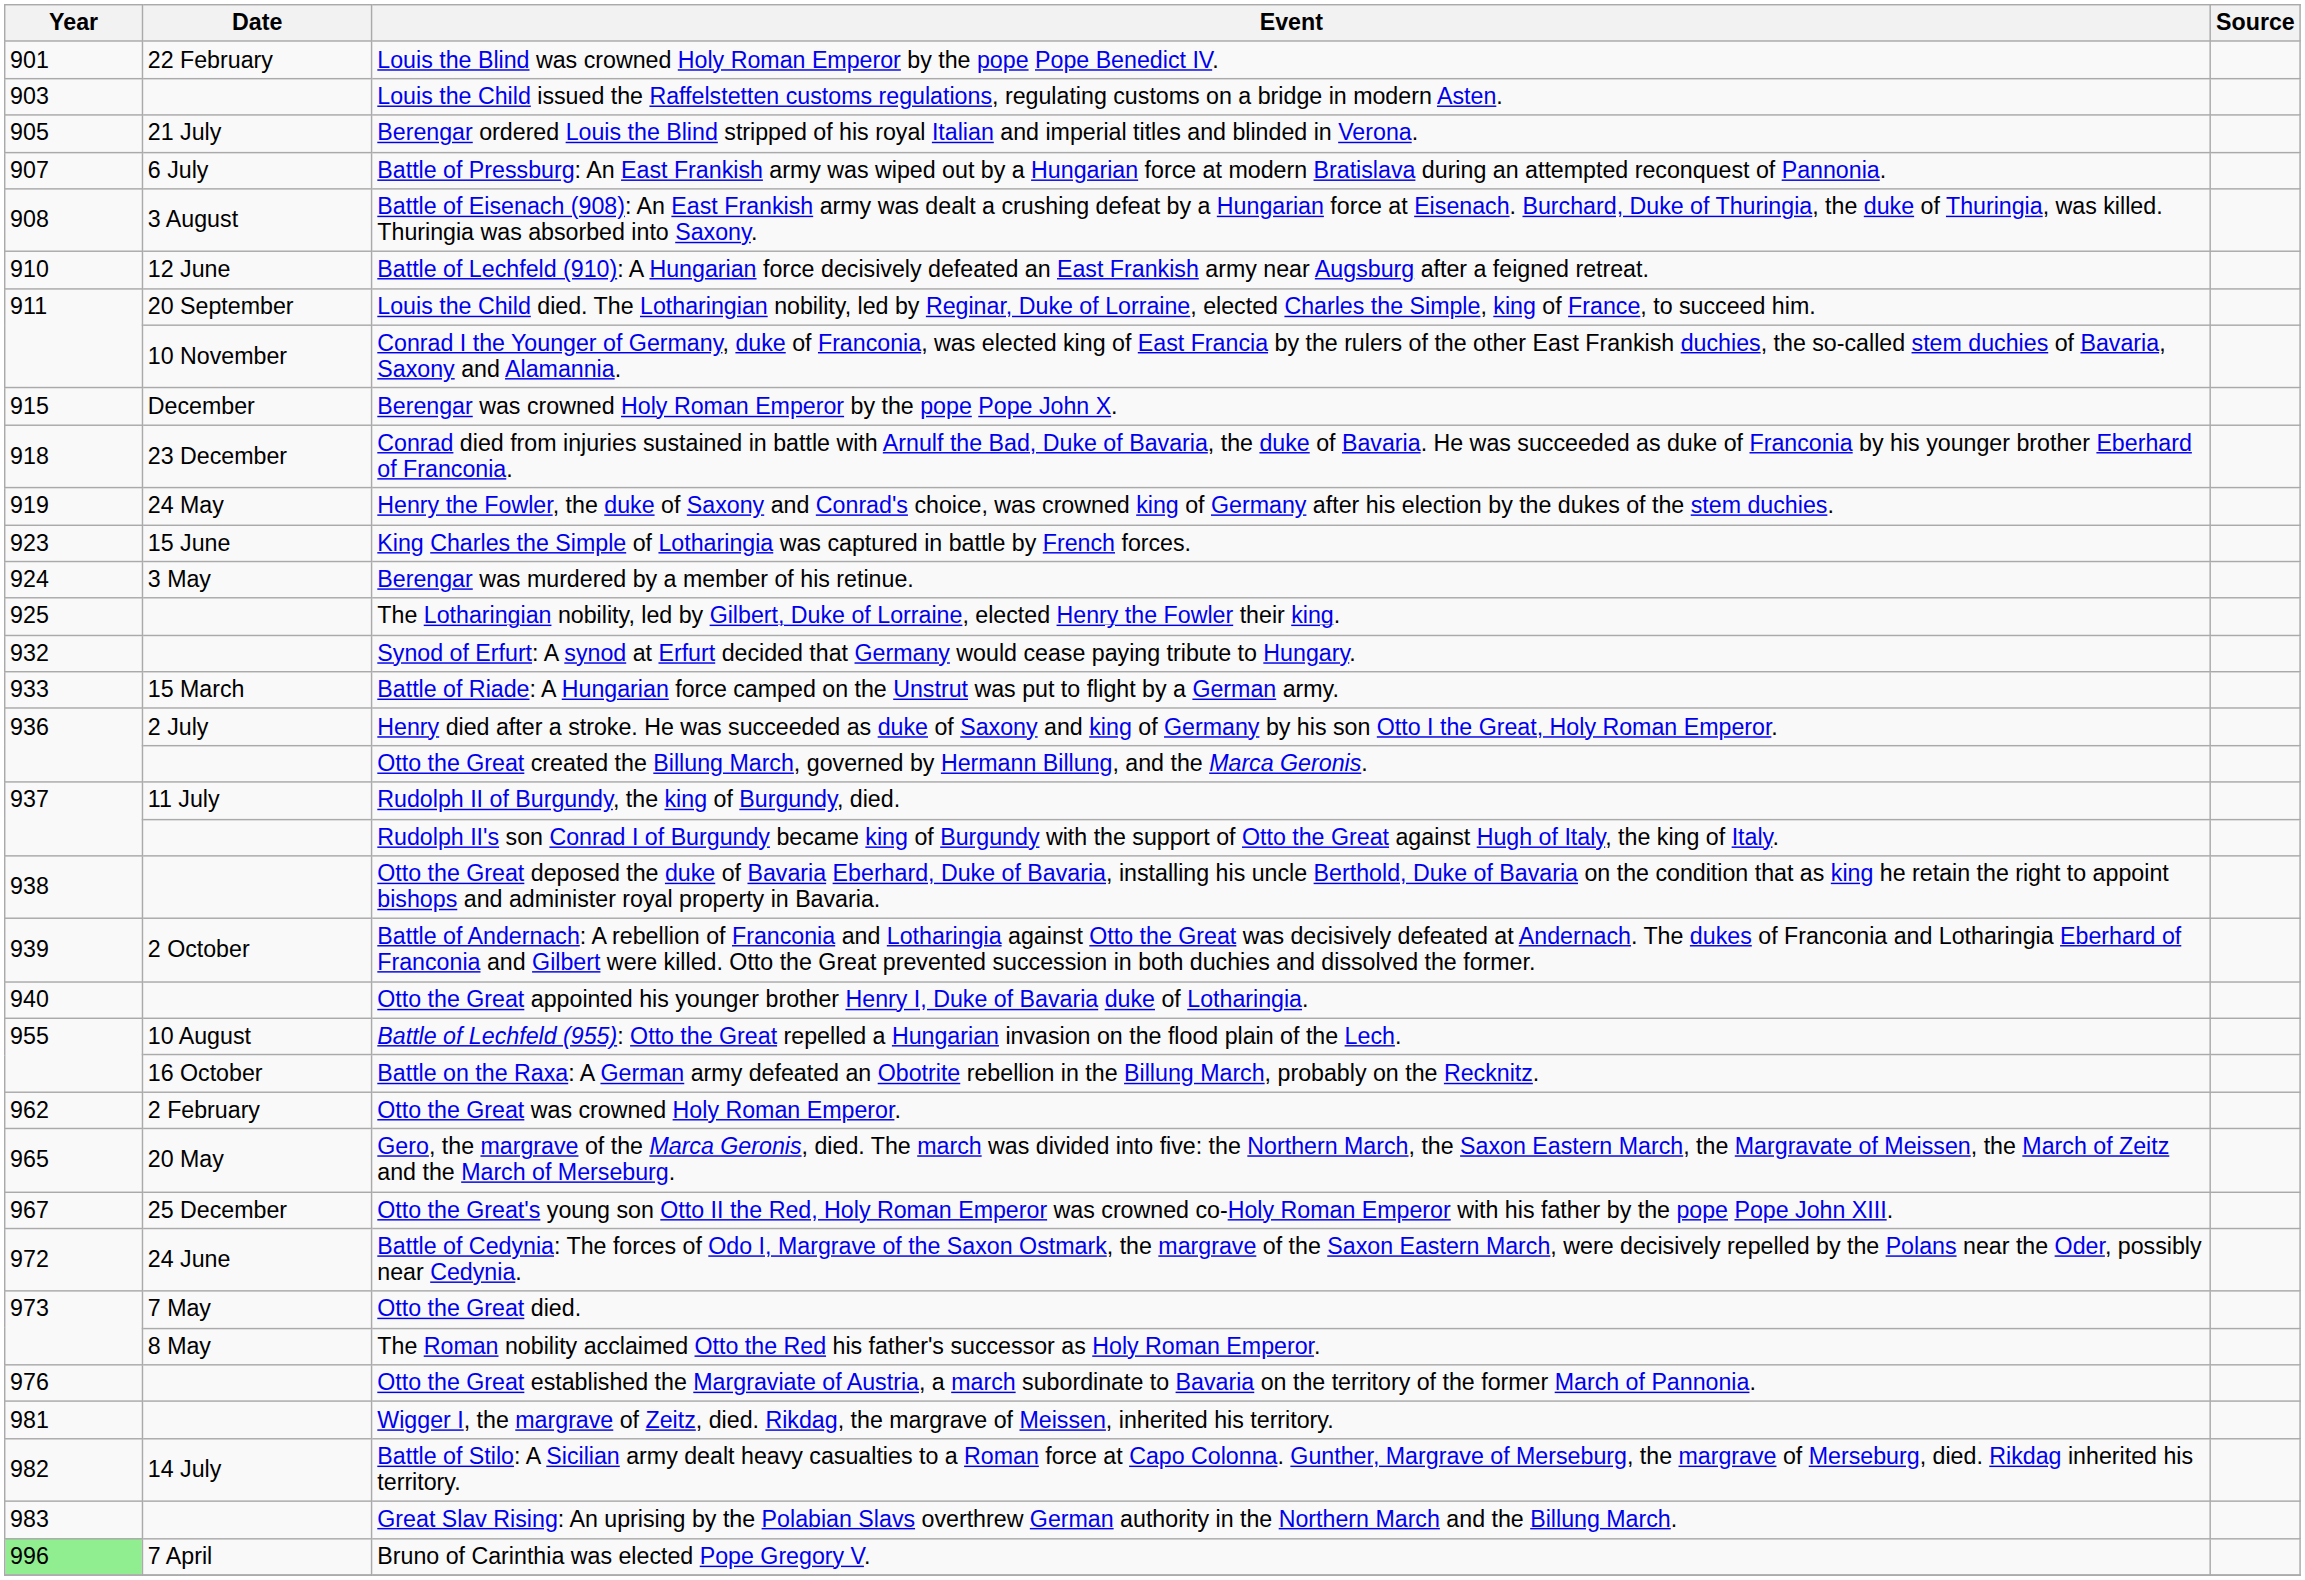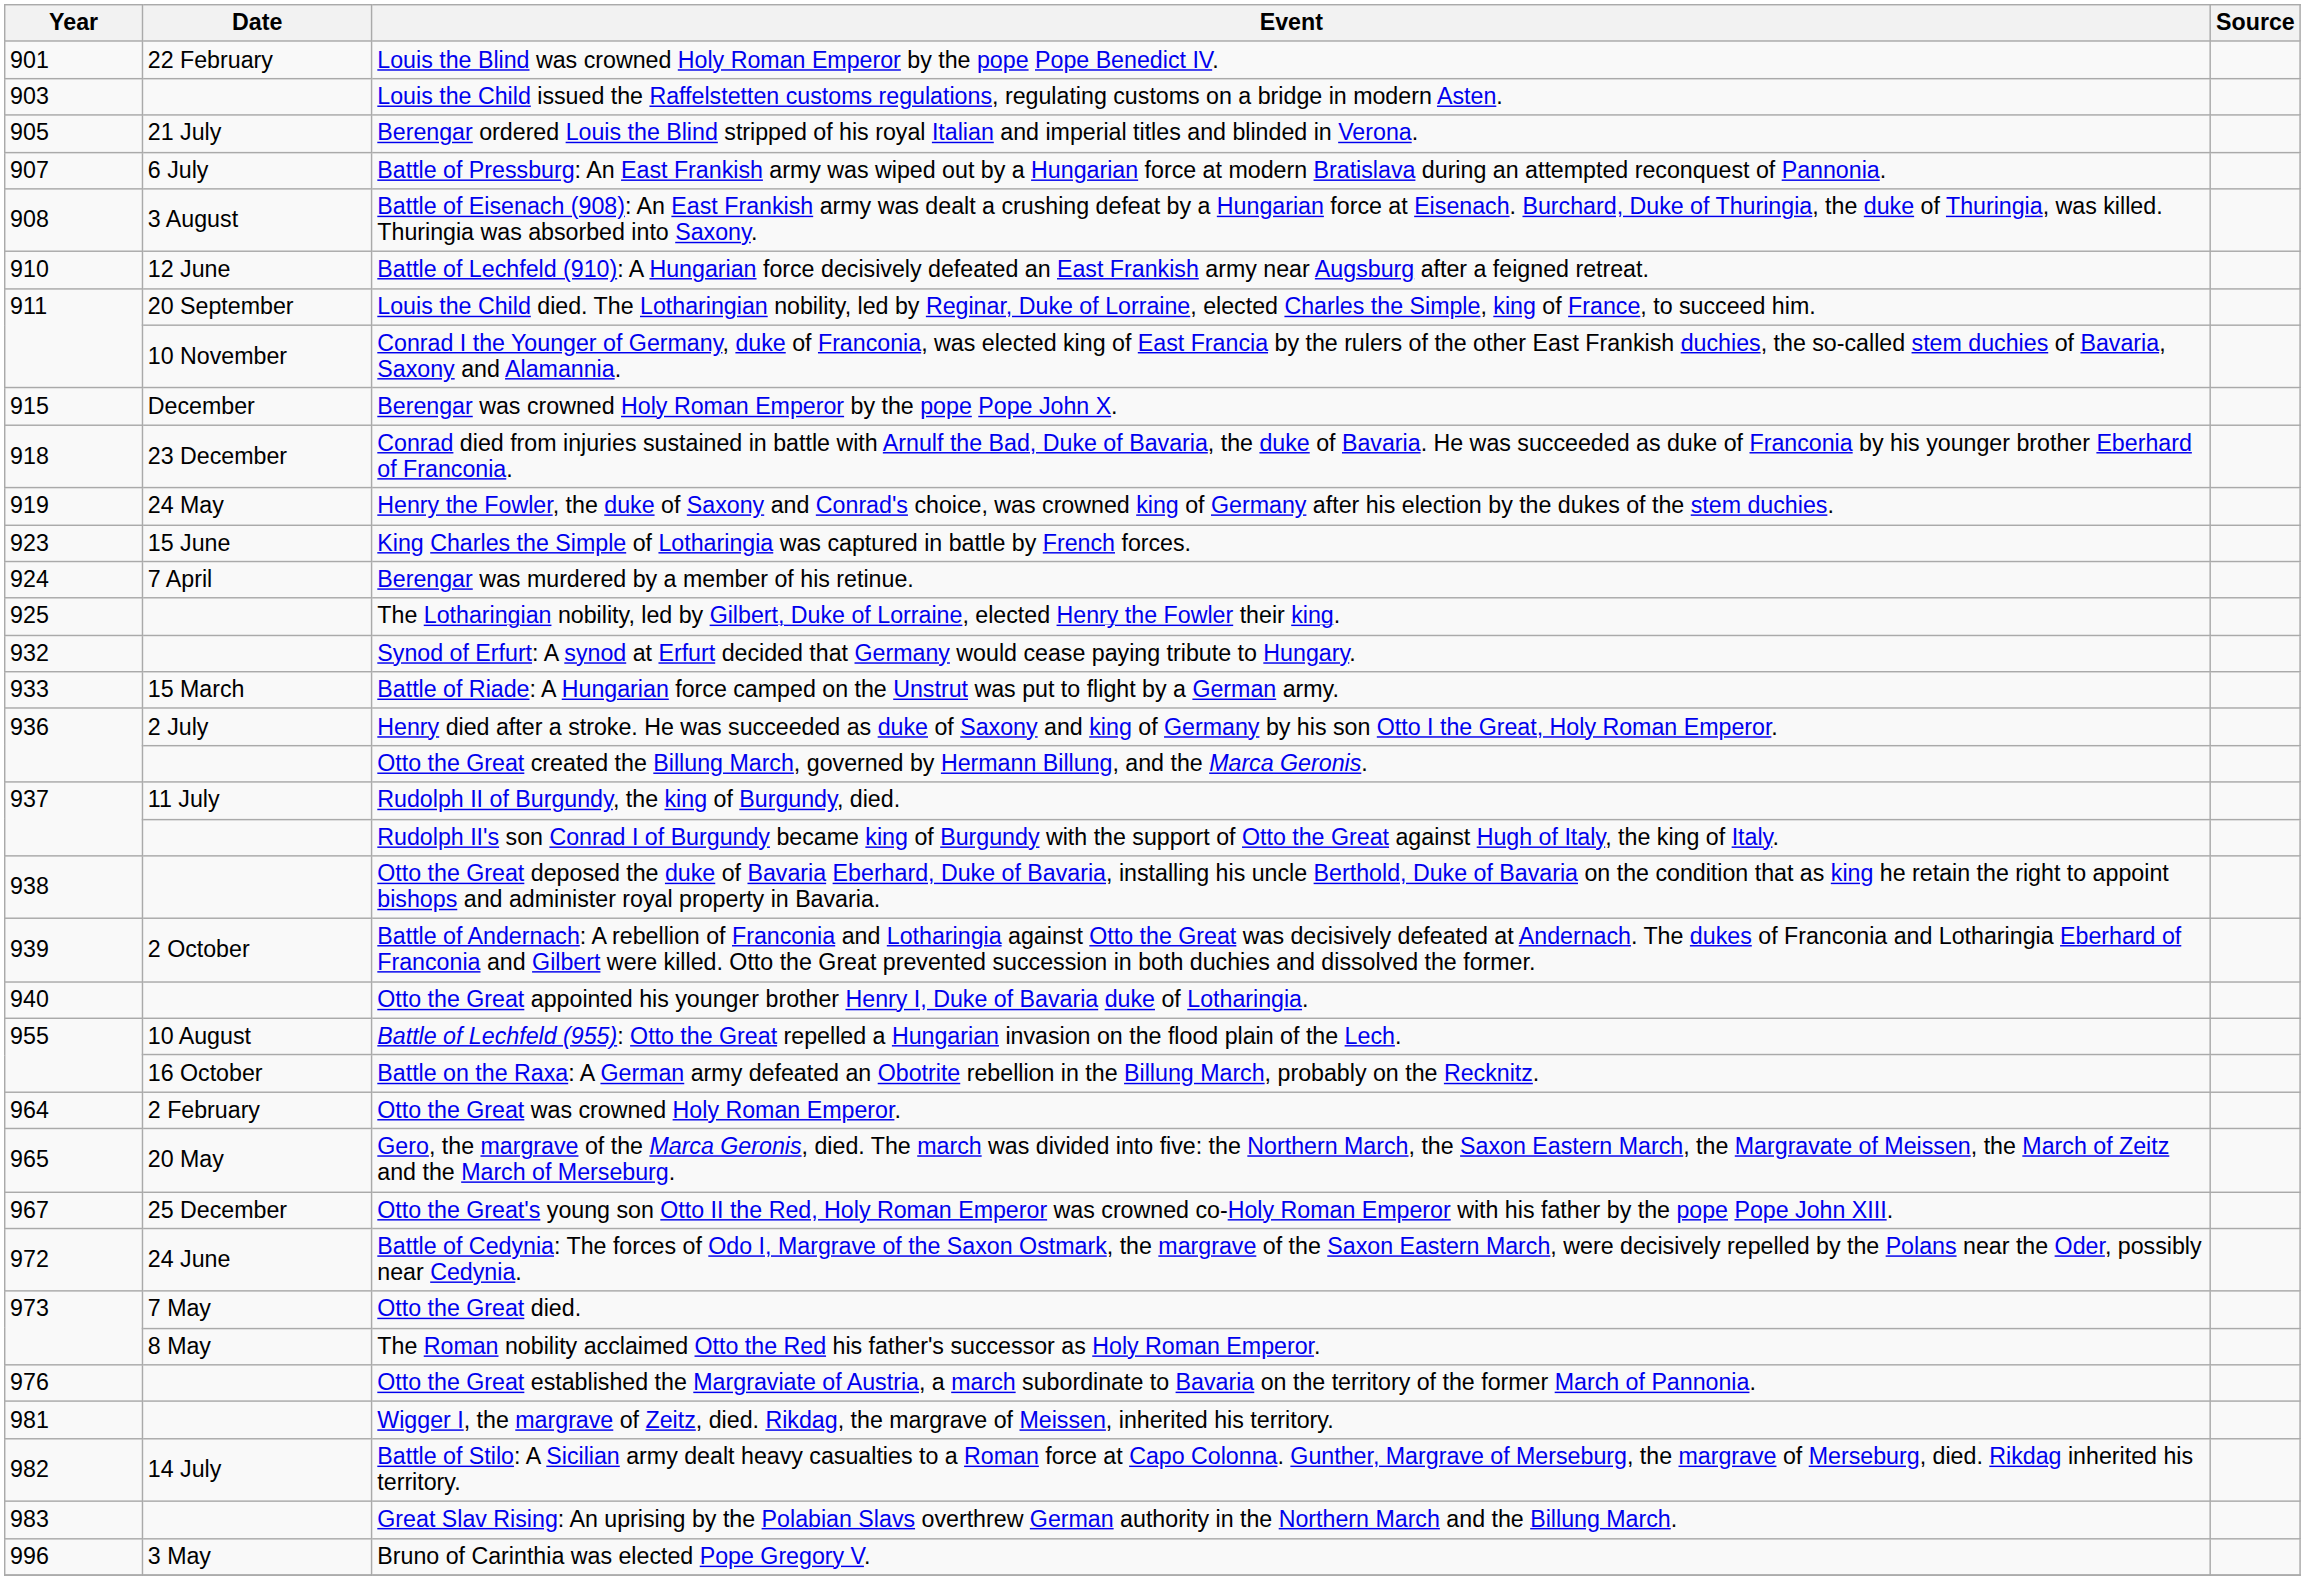(179, 579) 3 May -> (180, 579) 7 April
(29, 1110) 962 -> (29, 1110) 964
(29, 1556) lightgreen background -> (29, 1556) no background
(180, 1556) 7 April -> (179, 1556) 3 May
